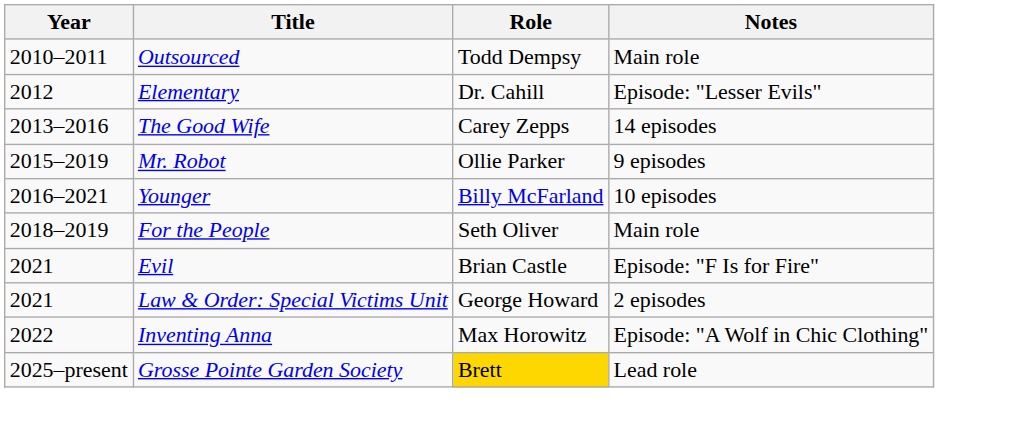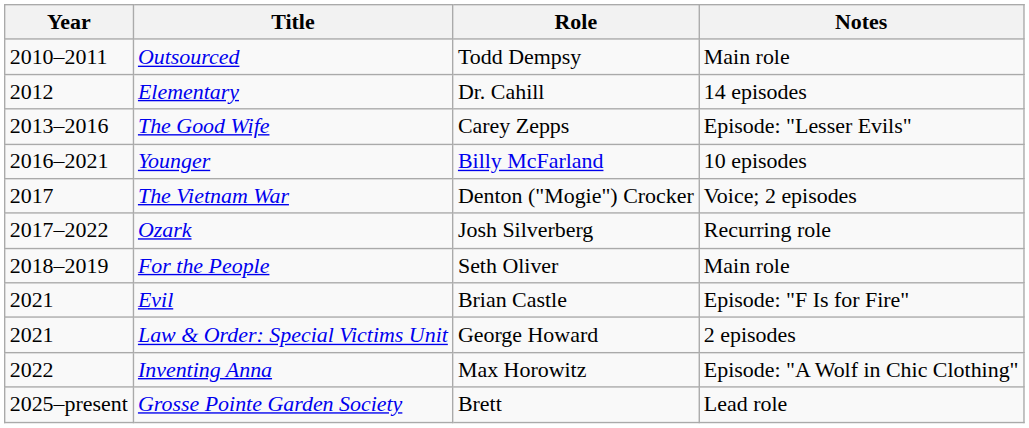(717, 91) Episode: "Lesser Evils" -> (755, 91) 14 episodes
(665, 126) 14 episodes -> (808, 126) Episode: "Lesser Evils"
- row: (182, 160)
+ row: (213, 195)
+ row: (165, 230)
(480, 369) gold background -> (480, 404) no background
